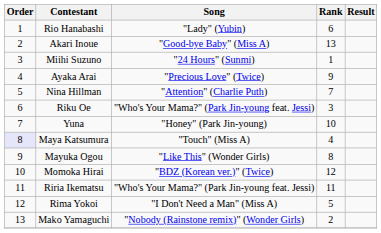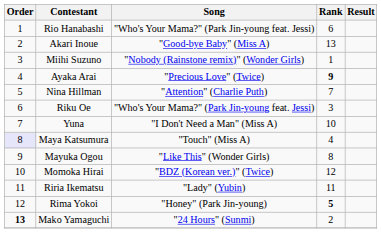(214, 28) "Lady" (Yubin) -> (214, 28) "Who's Your Mama?" (Park Jin-young feat. Jessi)
(214, 60) "24 Hours" (Sunmi) -> (214, 60) "Nobody (Rainstone remix)" (Wonder Girls)
(331, 76) normal -> (331, 76) bold
(214, 124) "Honey" (Park Jin-young) -> (214, 124) "I Don't Need a Man" (Miss A)
(214, 188) "Who's Your Mama?" (Park Jin-young feat. Jessi) -> (214, 188) "Lady" (Yubin)
(214, 204) "I Don't Need a Man" (Miss A) -> (214, 204) "Honey" (Park Jin-young)
(331, 204) normal -> (331, 204) bold
(20, 220) normal -> (20, 220) bold
(214, 220) "Nobody (Rainstone remix)" (Wonder Girls) -> (214, 220) "24 Hours" (Sunmi)
